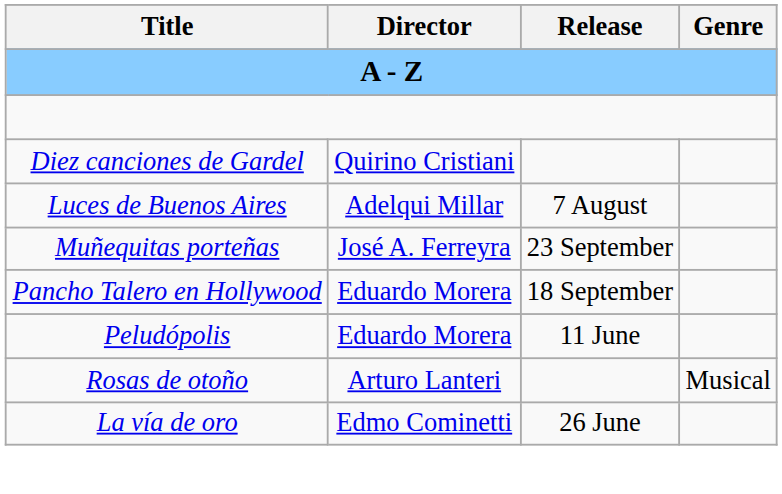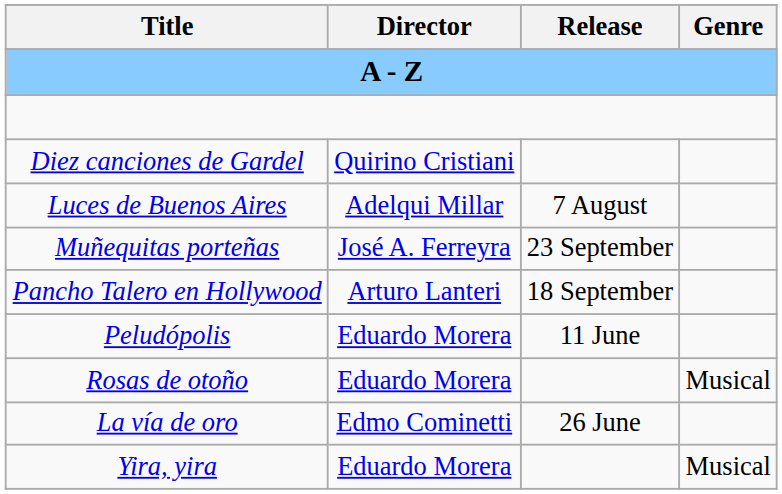(424, 292) Eduardo Morera -> (424, 292) Arturo Lanteri
(424, 379) Arturo Lanteri -> (424, 379) Eduardo Morera
+ row: (167, 467)
